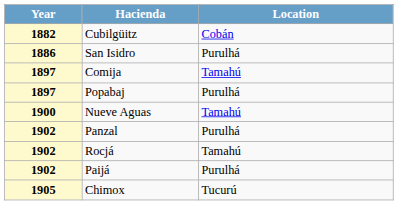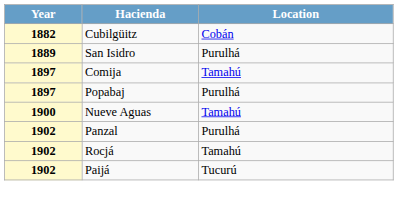(43, 53) 1886 -> (43, 53) 1889
(221, 170) Purulhá -> (219, 170) Tucurú
- row: (105, 190)
